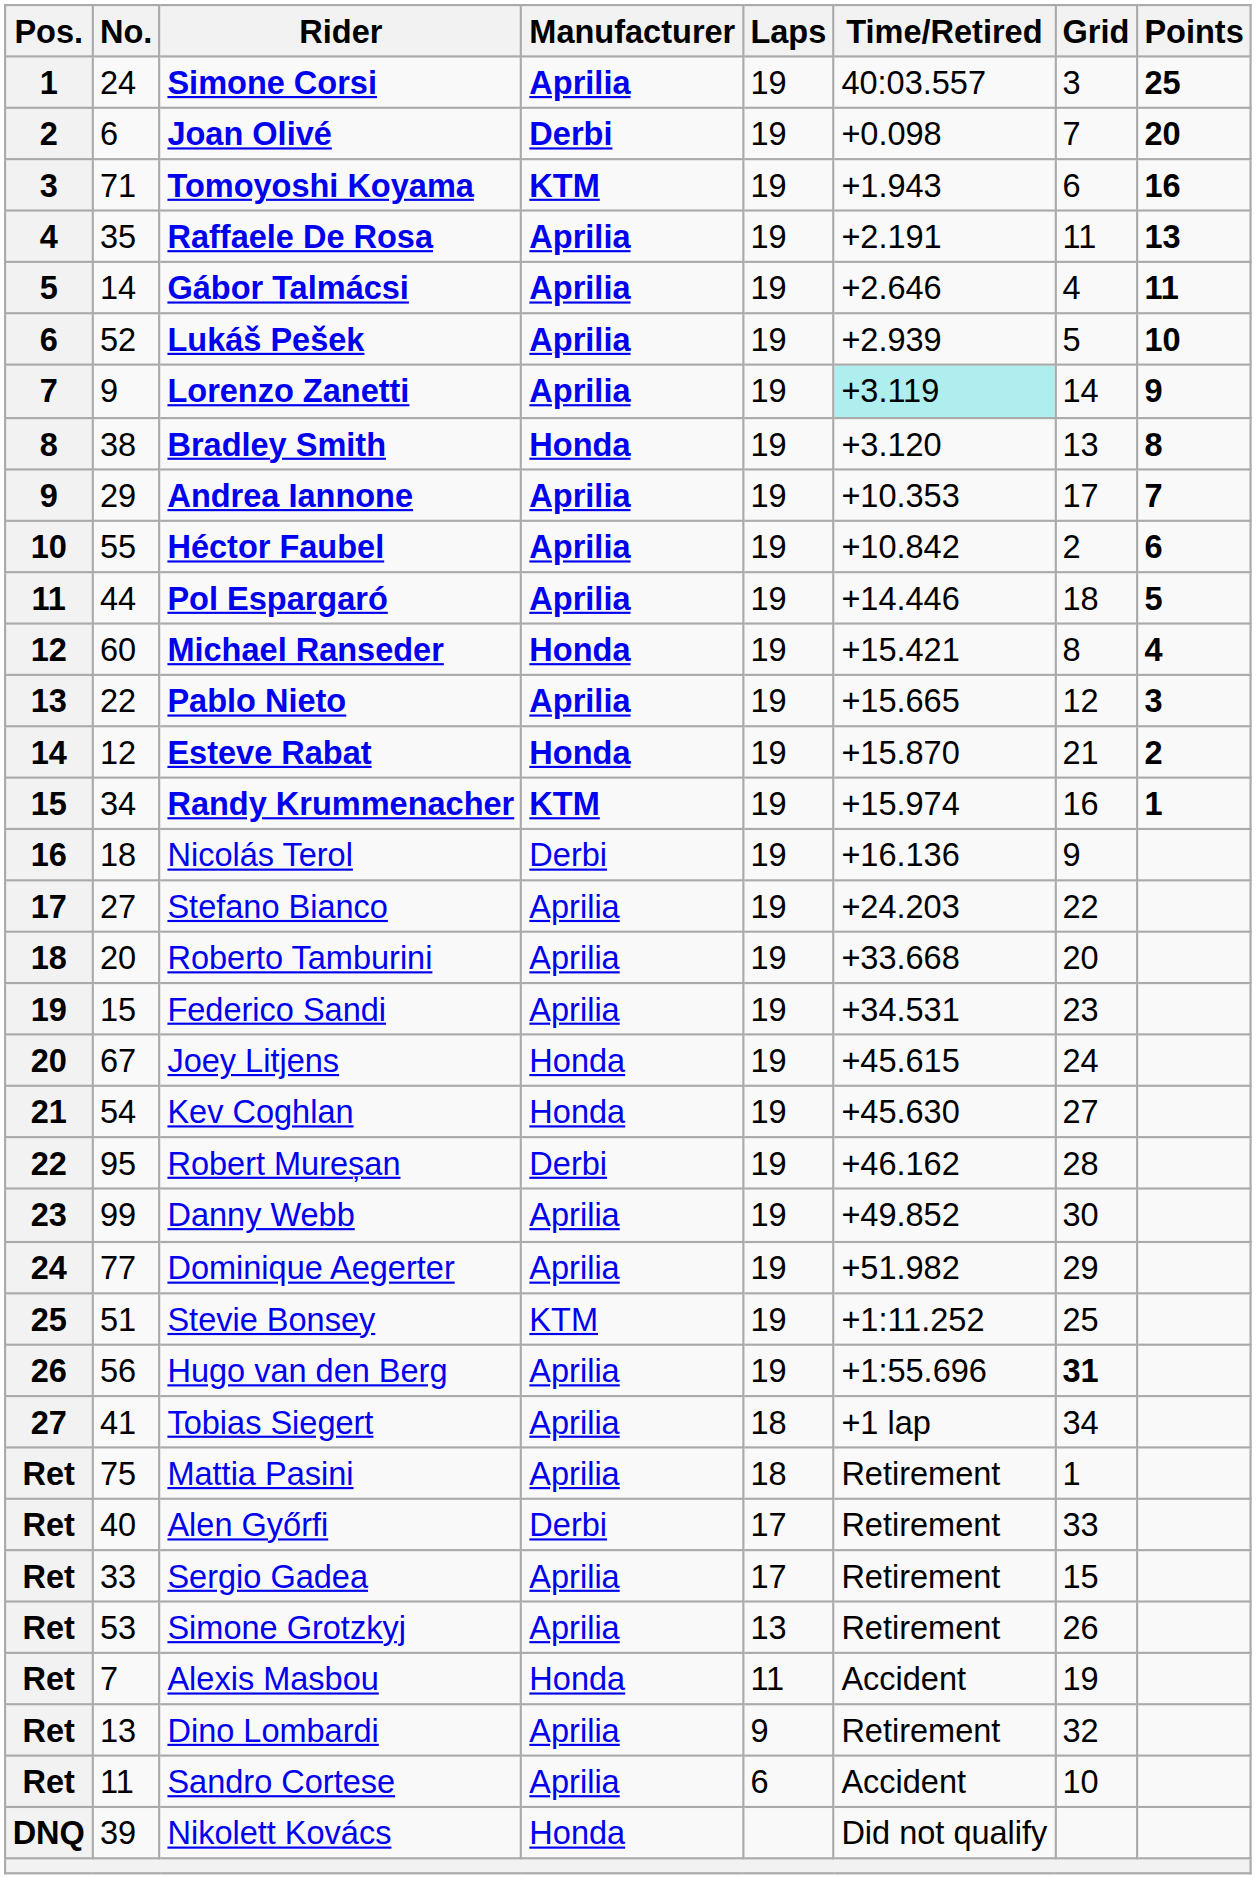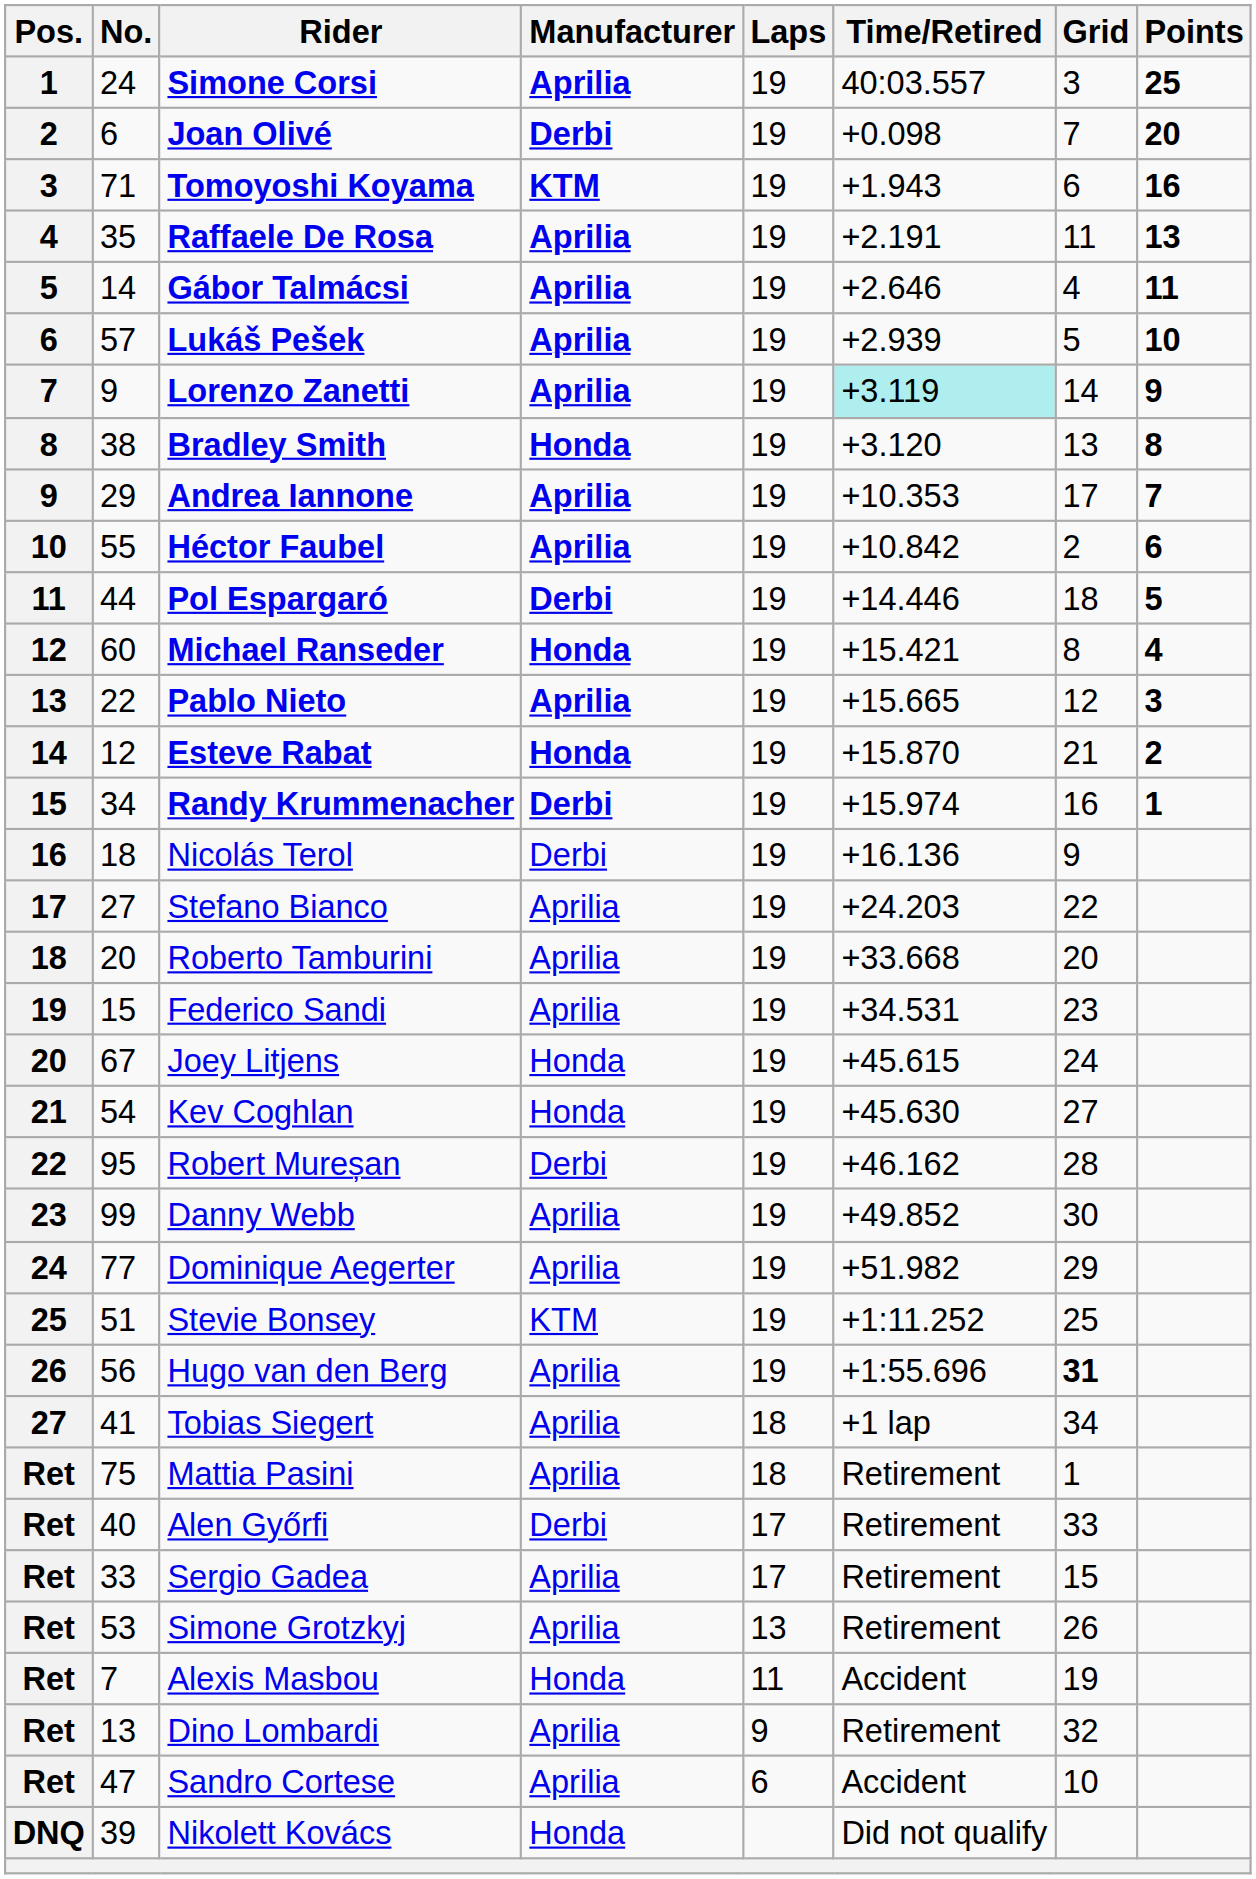(118, 340) 52 -> (118, 340) 57
(580, 597) Aprilia -> (571, 597) Derbi
(565, 803) KTM -> (571, 803) Derbi
(117, 1782) 11 -> (118, 1782) 47
